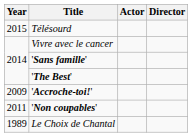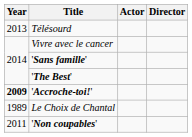(17, 28) 2015 -> (17, 28) 2013
(17, 92) normal -> (17, 92) bold
rows swapped: (64, 108) <-> (73, 124)
